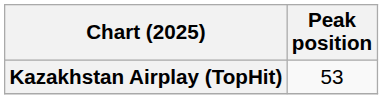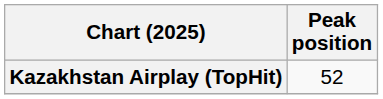(332, 76) 53 -> (332, 76) 52
